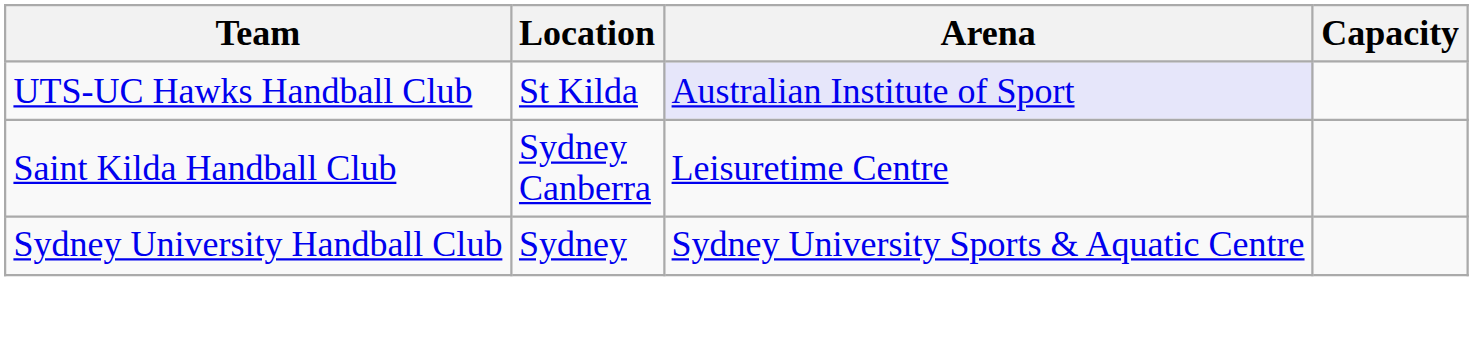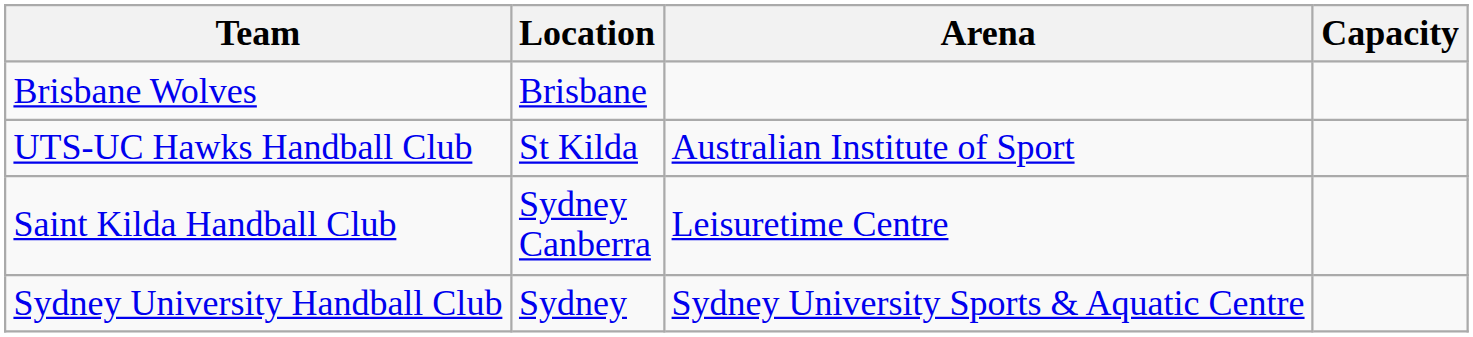+ row: (135, 90)
(873, 90) lavender background -> (873, 147) no background
